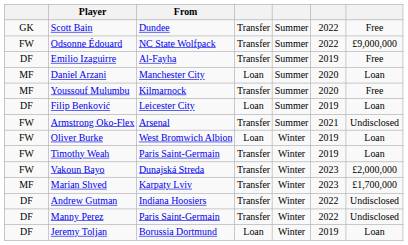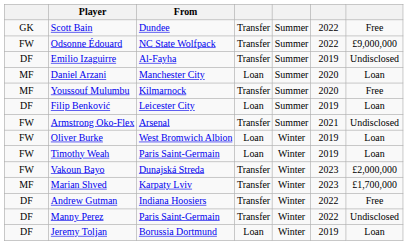(375, 59) Free -> (375, 59) Undisclosed
(254, 153) Transfer -> (254, 153) Loan
(375, 201) Undisclosed -> (375, 201) Free
